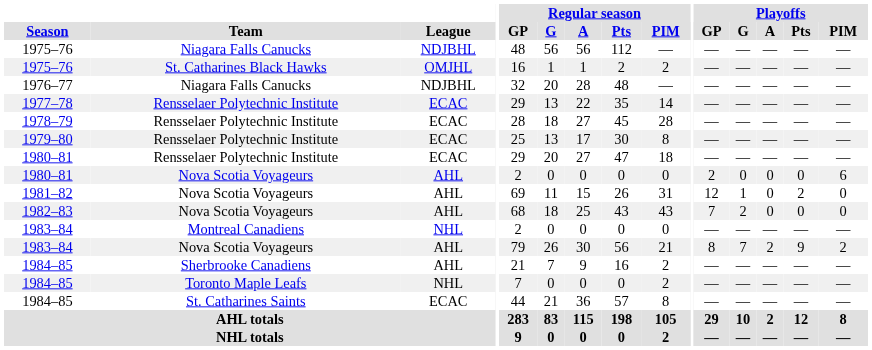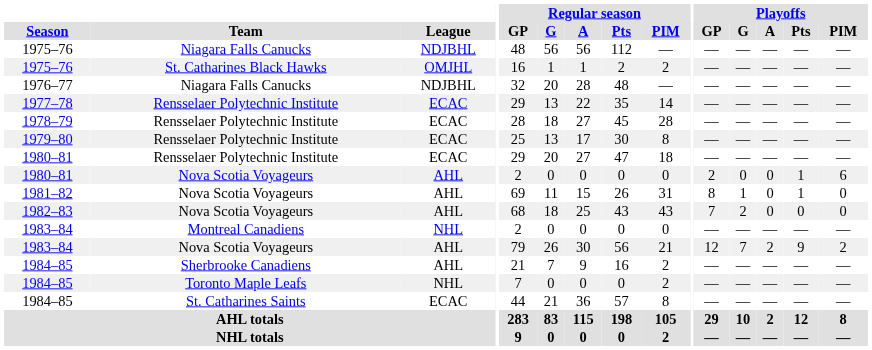(801, 175) 0 -> (801, 175) 1
(711, 193) 12 -> (711, 193) 8
(801, 193) 2 -> (801, 193) 1
(711, 247) 8 -> (711, 247) 12
